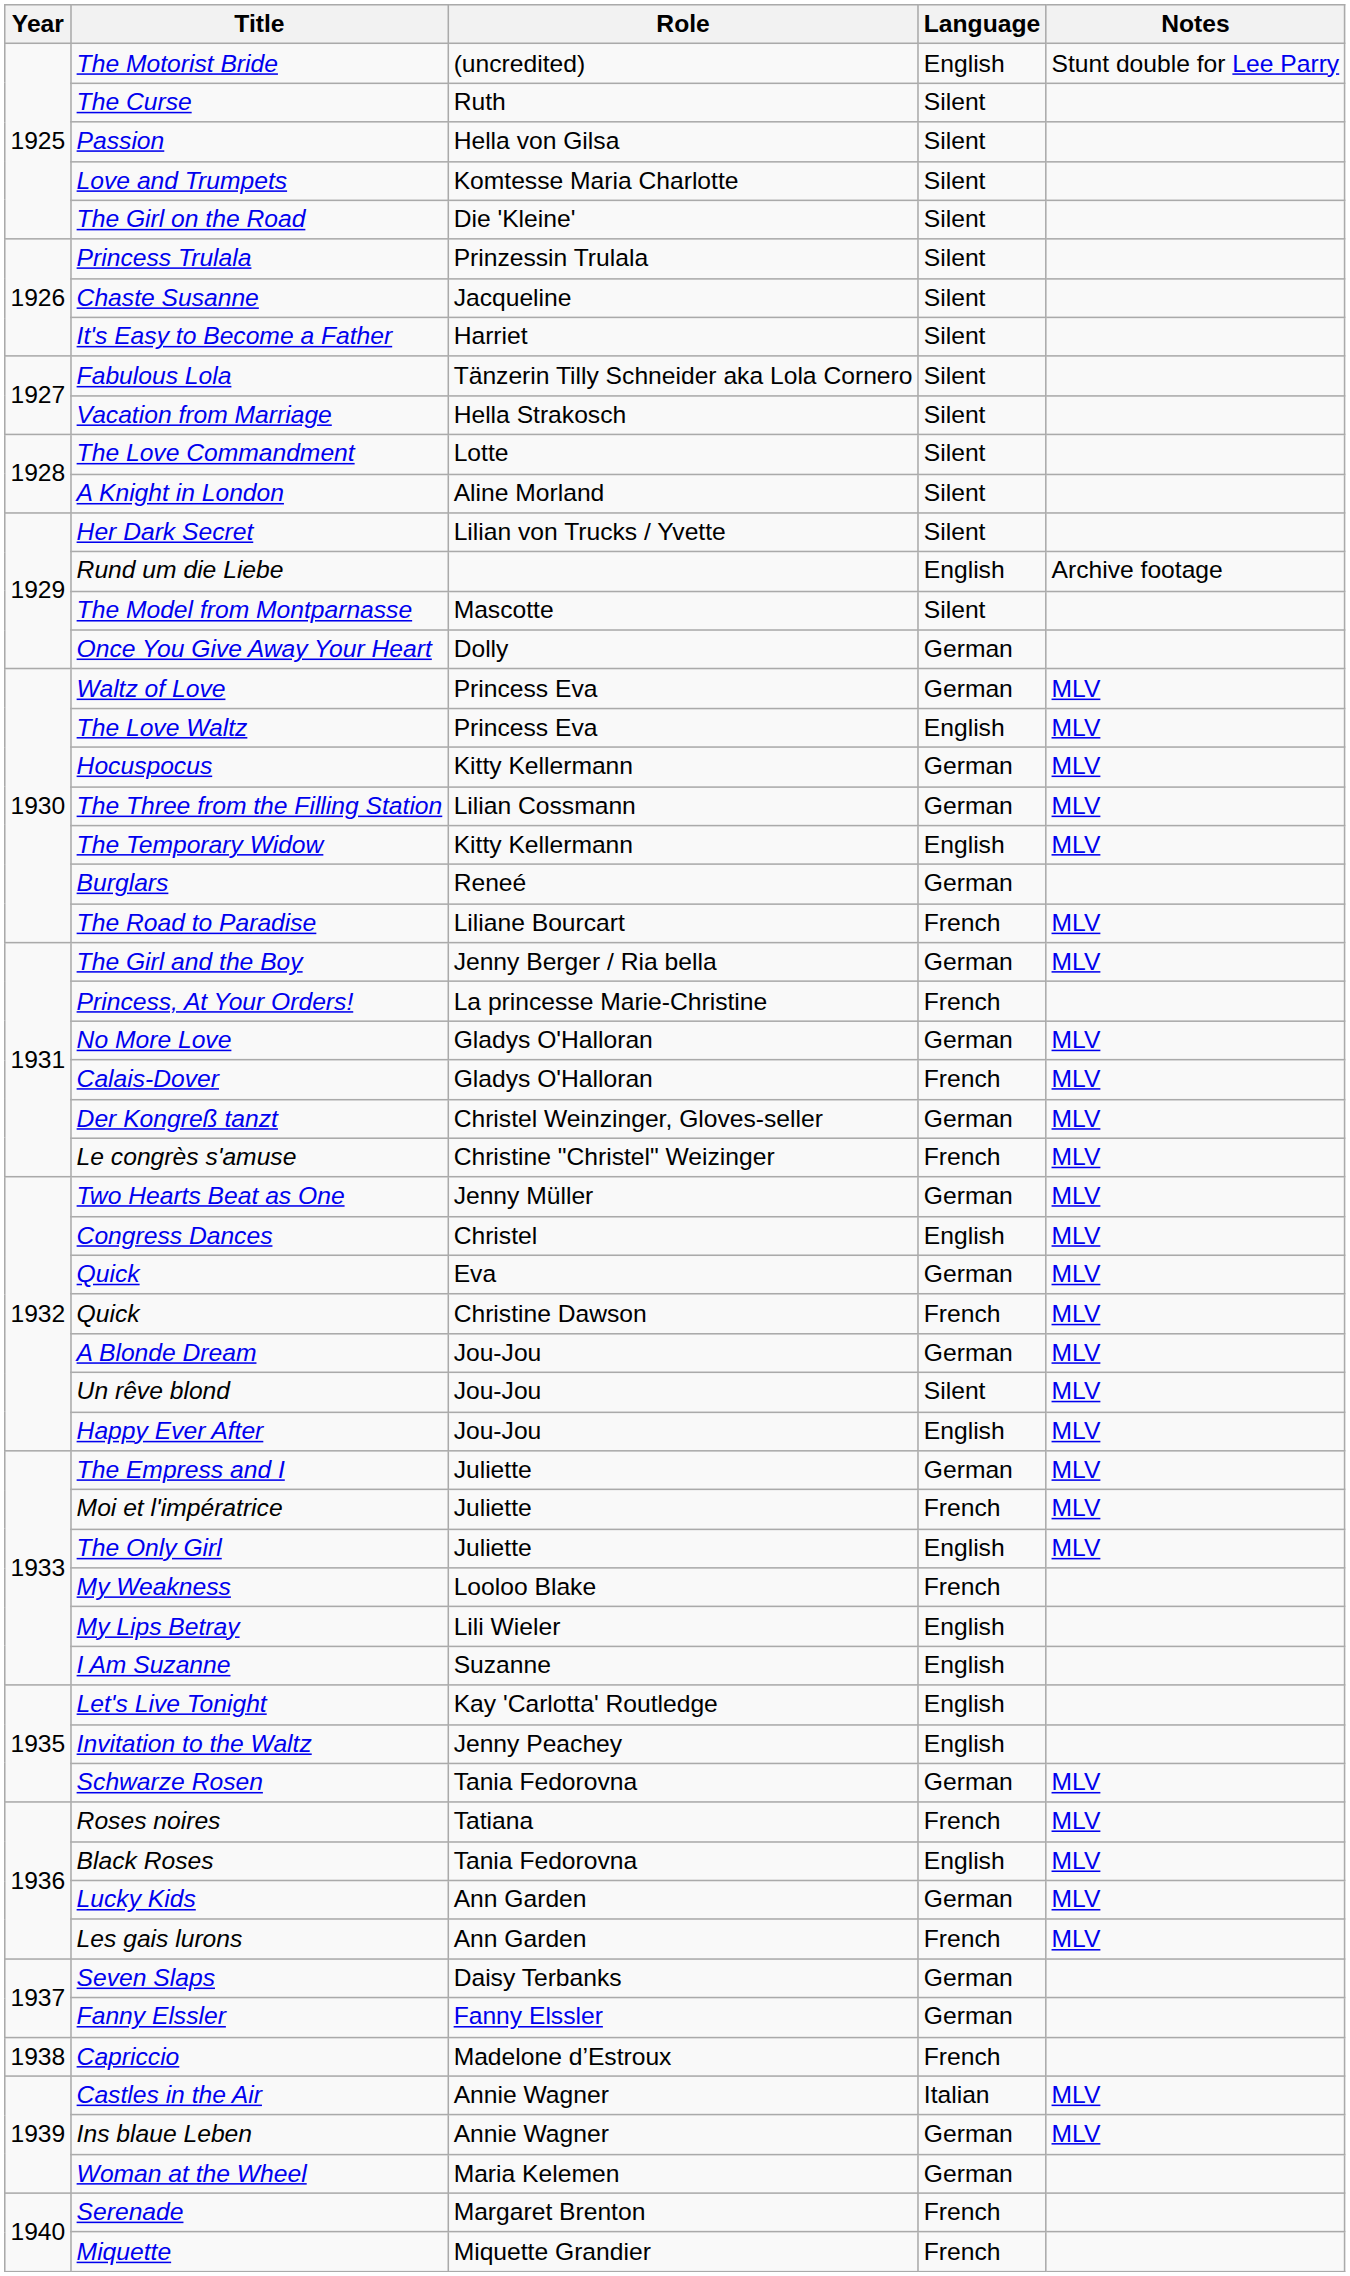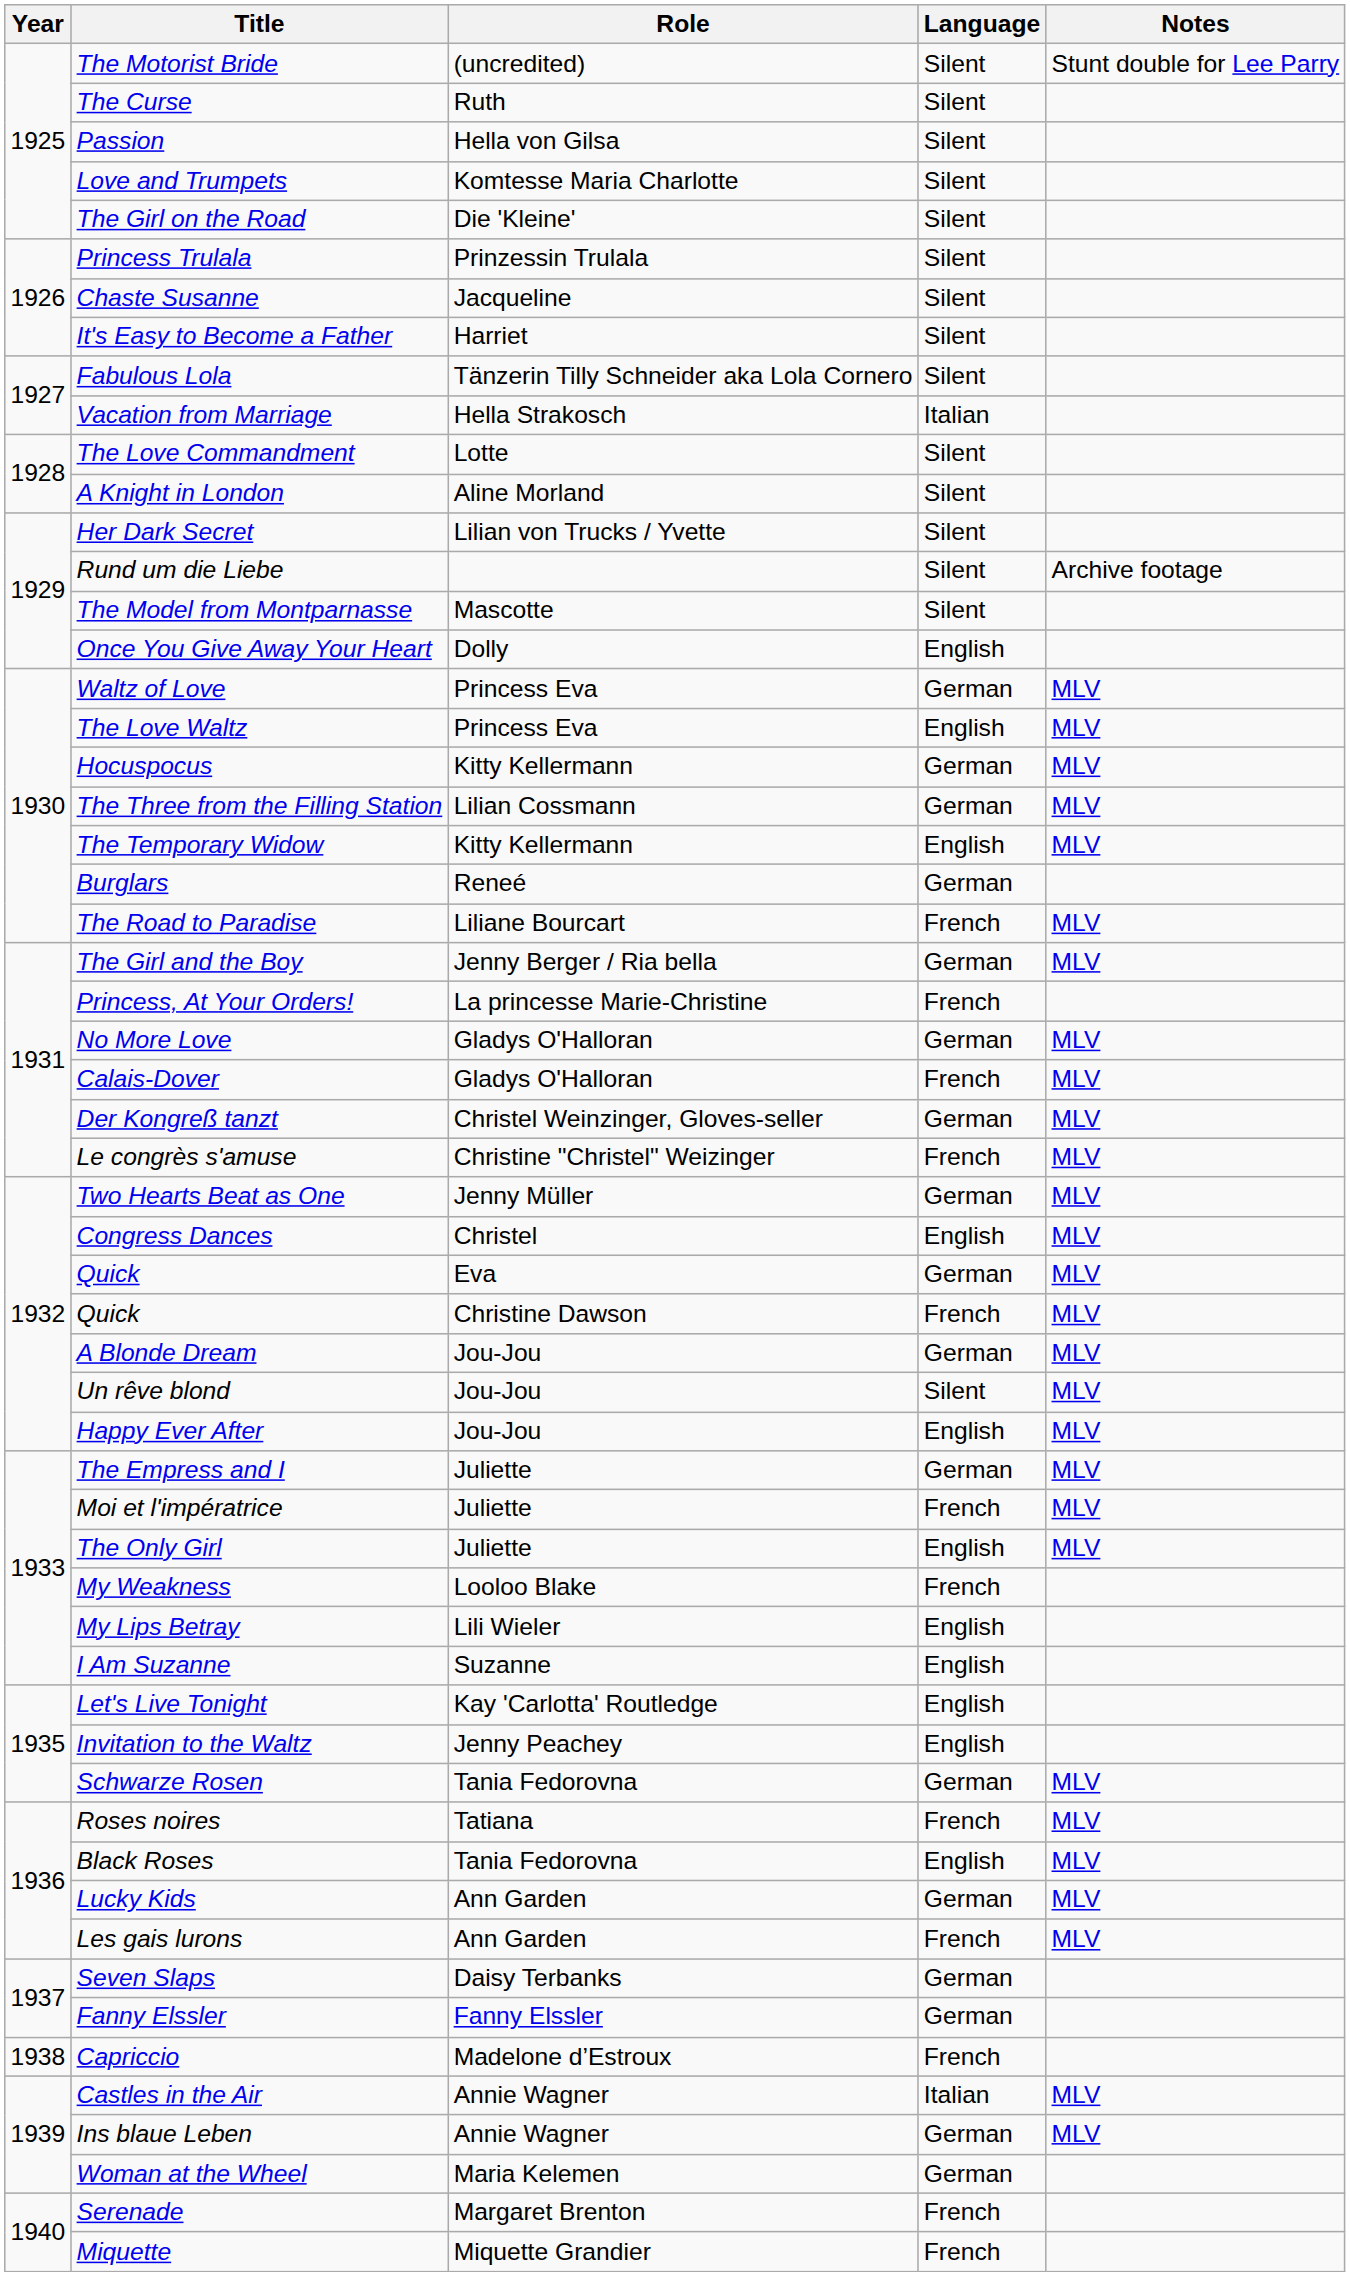(964, 63) English -> (955, 63) Silent
(955, 414) Silent -> (957, 414) Italian
(964, 571) English -> (955, 571) Silent
(968, 649) German -> (964, 649) English
